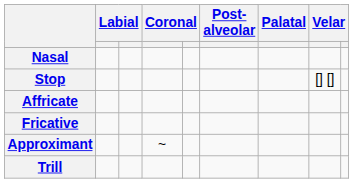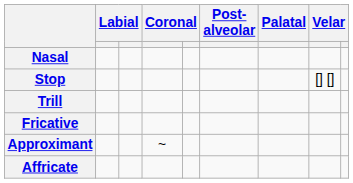rows swapped: (50, 101) <-> (50, 167)
